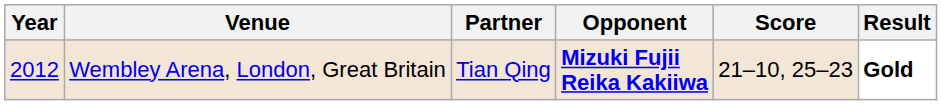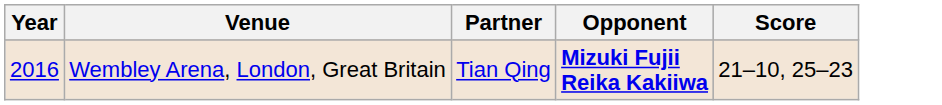- column: (897, 23)
(34, 70) 2012 -> (34, 70) 2016
